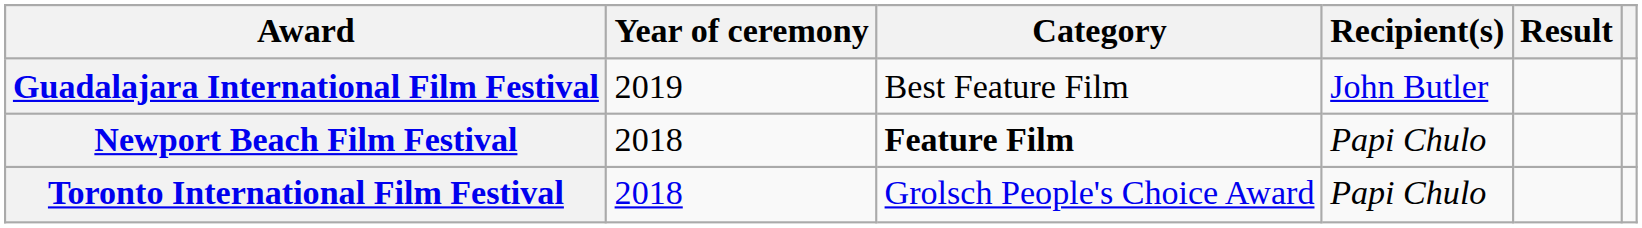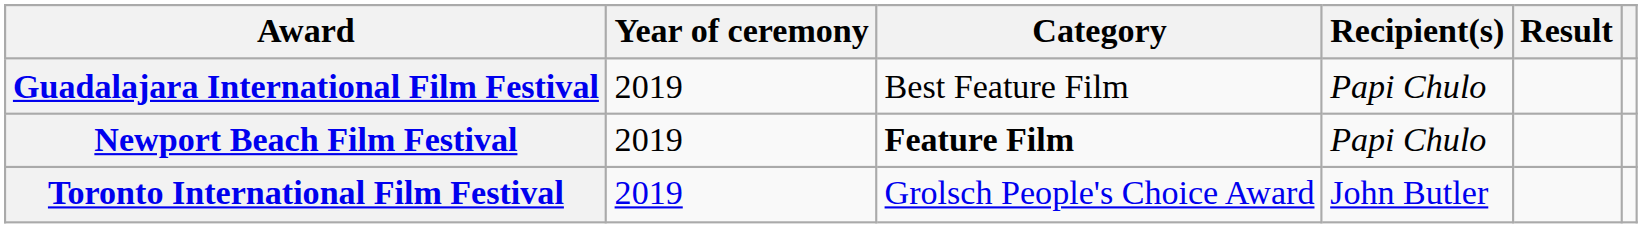(1409, 85) John Butler -> (1408, 85) Papi Chulo
(649, 139) 2018 -> (649, 139) 2019
(649, 193) 2018 -> (649, 193) 2019
(1408, 193) Papi Chulo -> (1409, 193) John Butler
